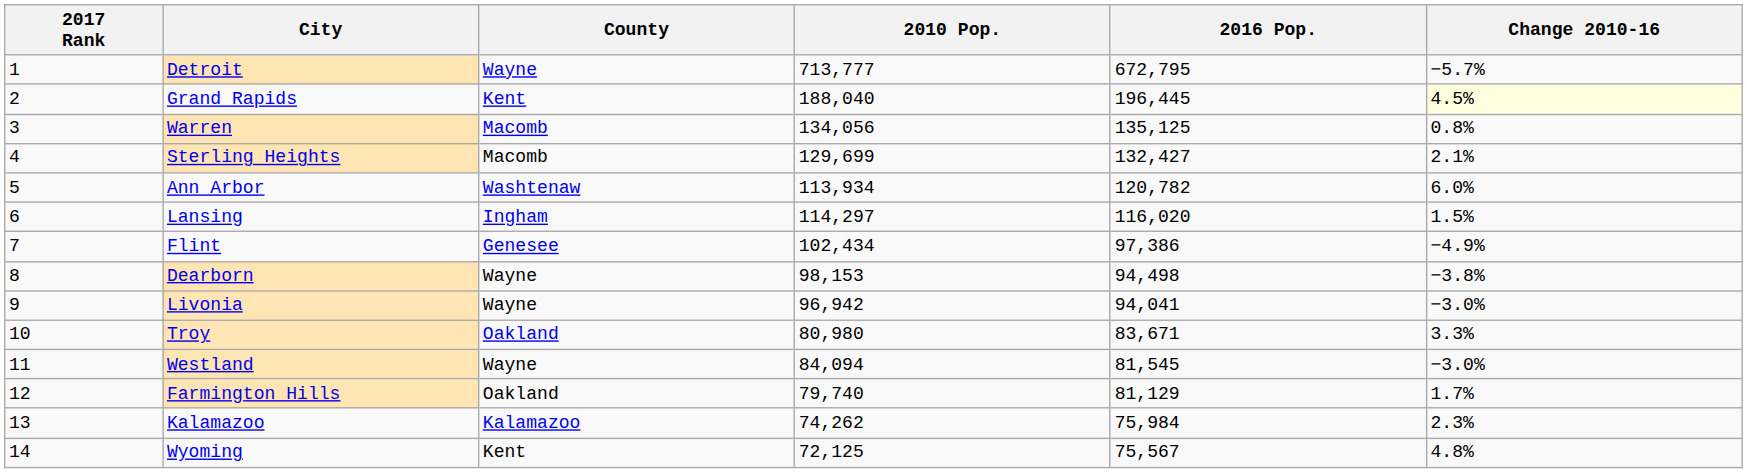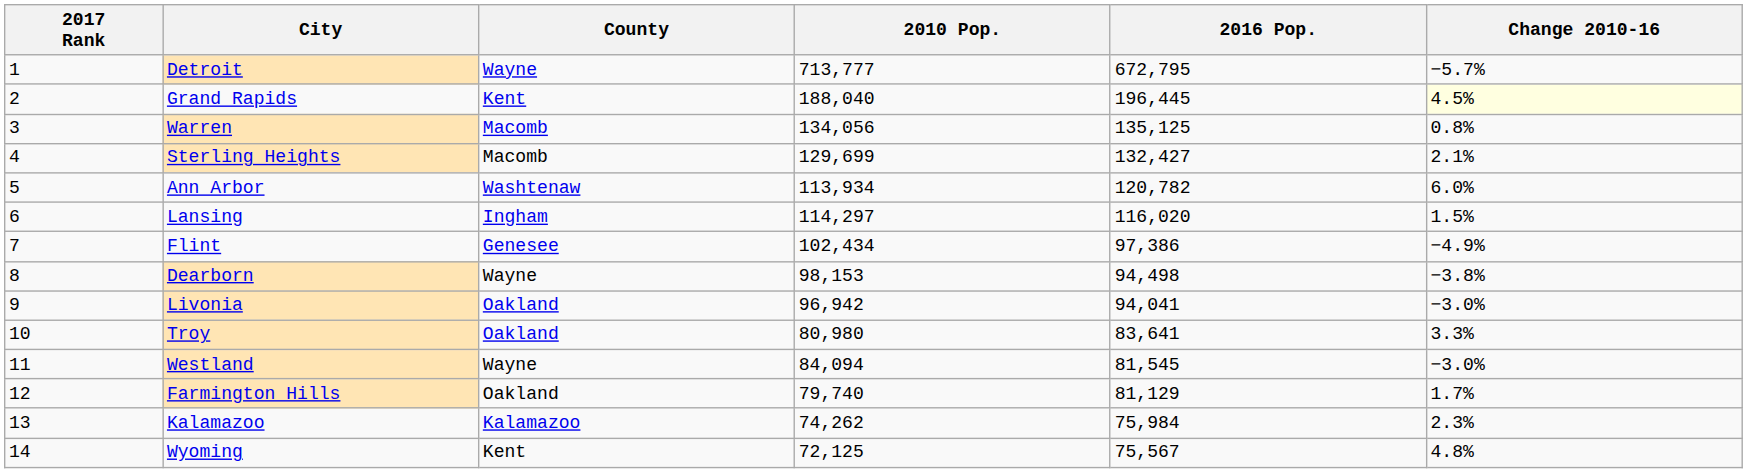(510, 305) Wayne -> (521, 305) Oakland
(1147, 335) 83,671 -> (1147, 335) 83,641
